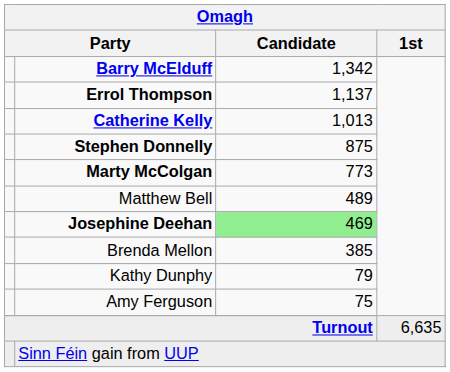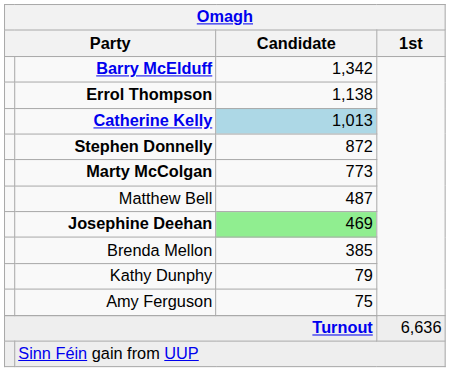(352, 95) 1,137 -> (352, 95) 1,138
(352, 120) no background -> (352, 120) lightblue background
(359, 146) 875 -> (359, 146) 872
(359, 198) 489 -> (359, 198) 487
(421, 328) 6,635 -> (421, 328) 6,636
